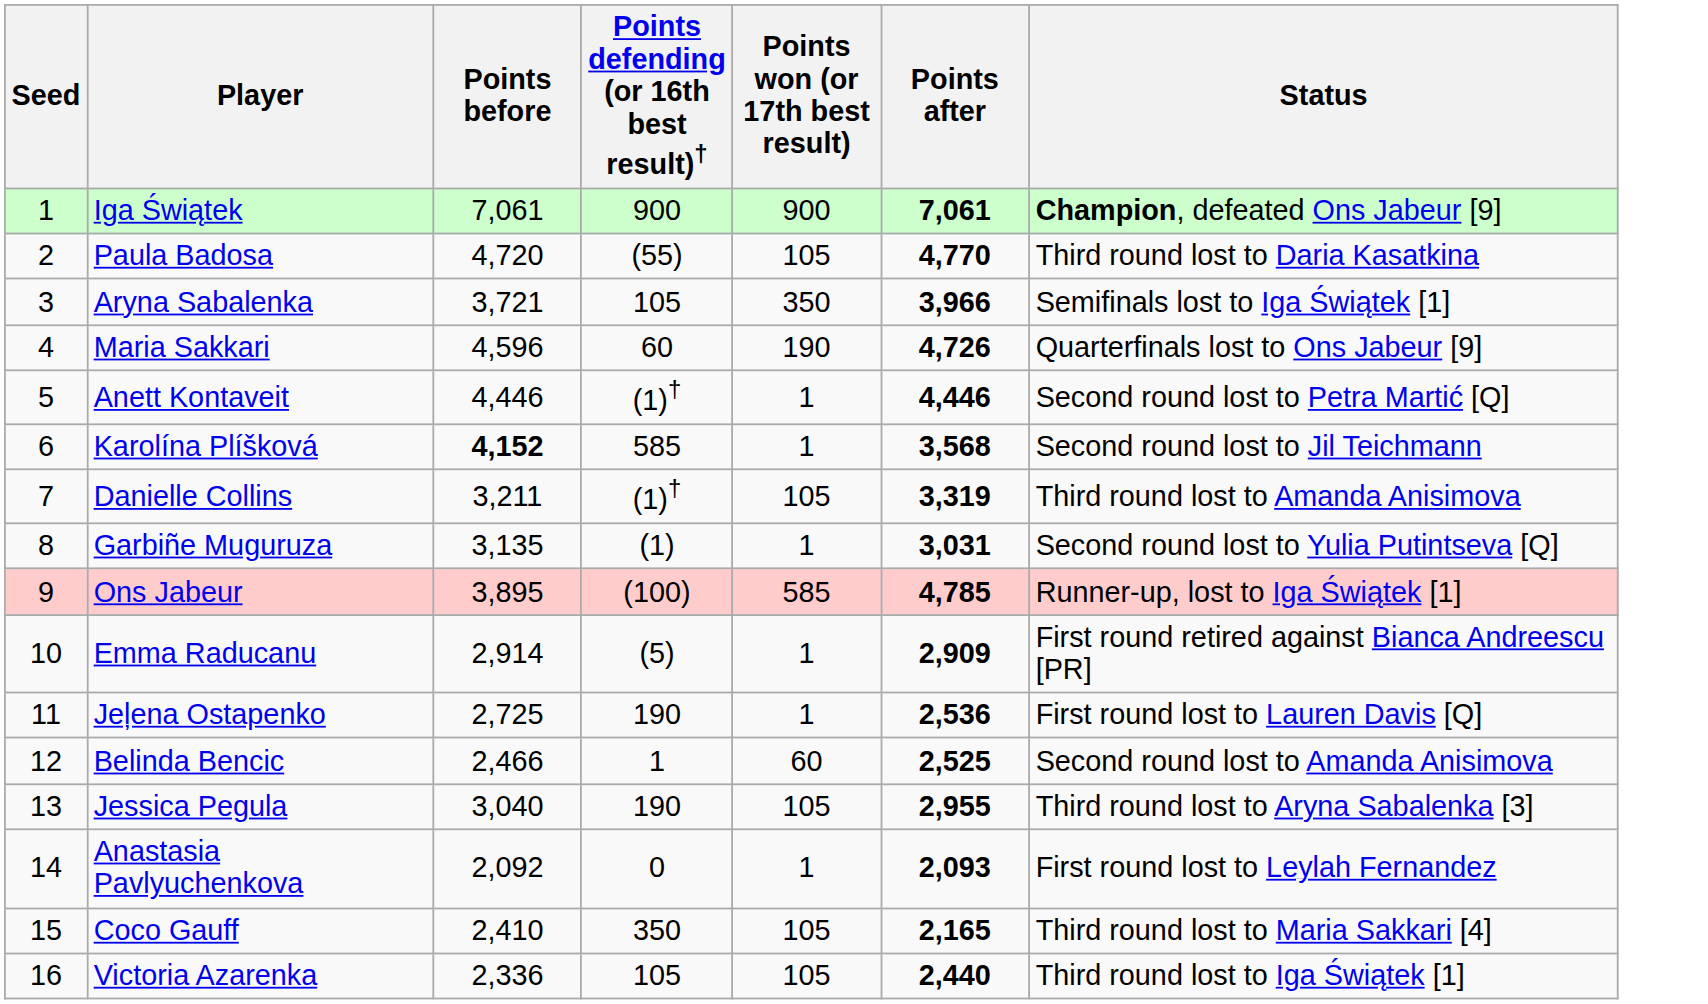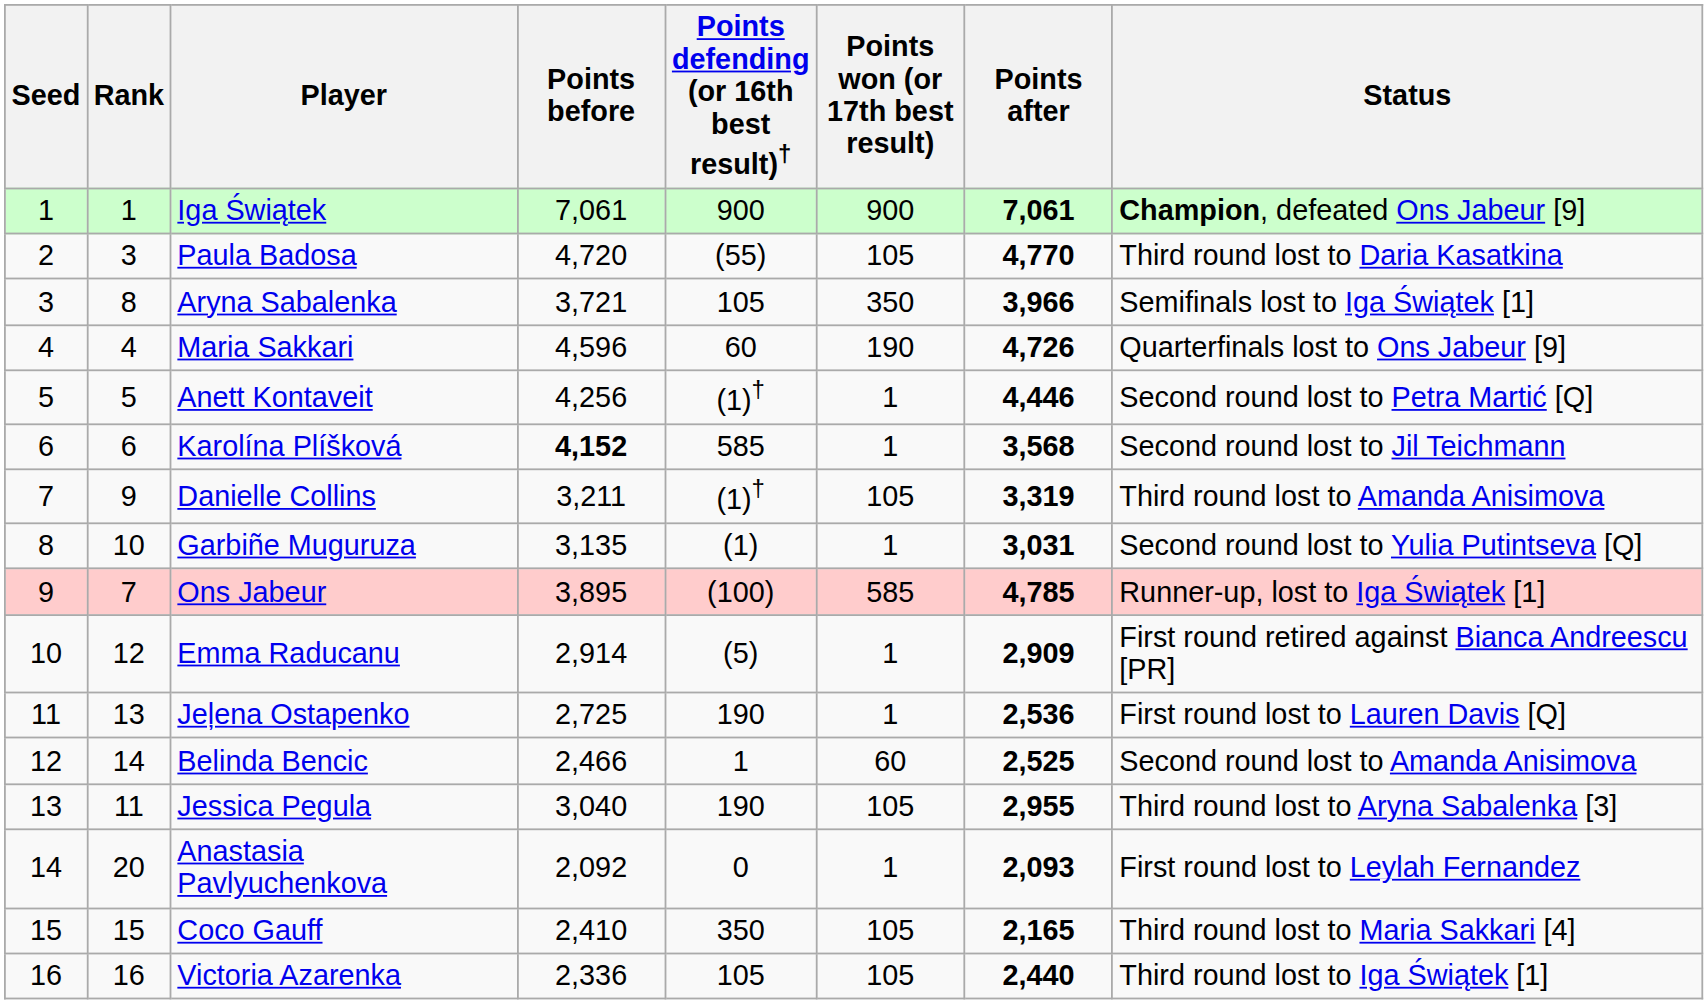+ column: (129, 96)
(507, 396) 4,446 -> (591, 396) 4,256
